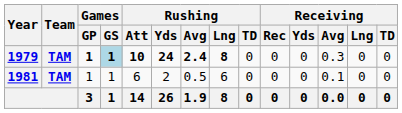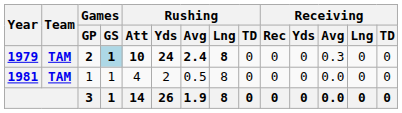(89, 56) 1 -> (89, 56) 2
(137, 77) 6 -> (137, 77) 4
(224, 77) 6 -> (224, 77) 8
(333, 77) 0.1 -> (333, 77) 0.0
